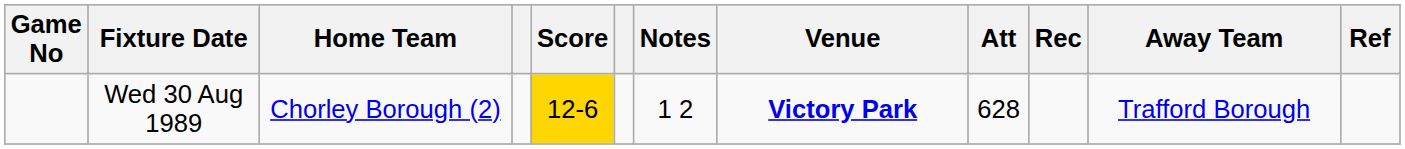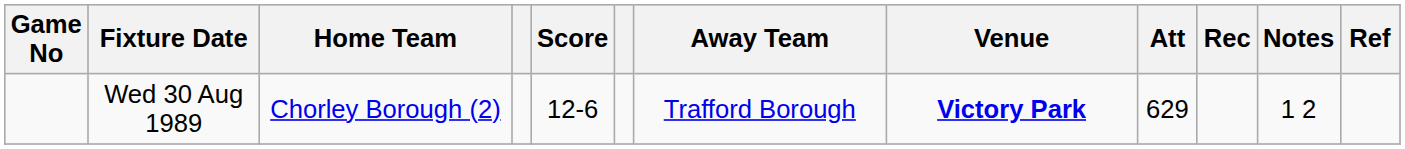columns swapped: (1214, 39) <-> (675, 39)
(573, 108) gold background -> (573, 108) no background
(999, 108) 628 -> (1167, 108) 629
